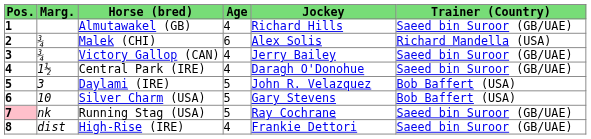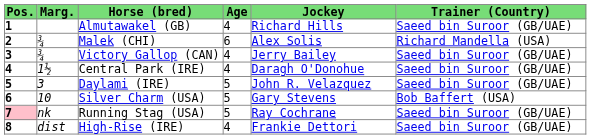(456, 84) Bob Baffert (USA) -> (484, 84) Saeed bin Suroor (GB/UAE)
